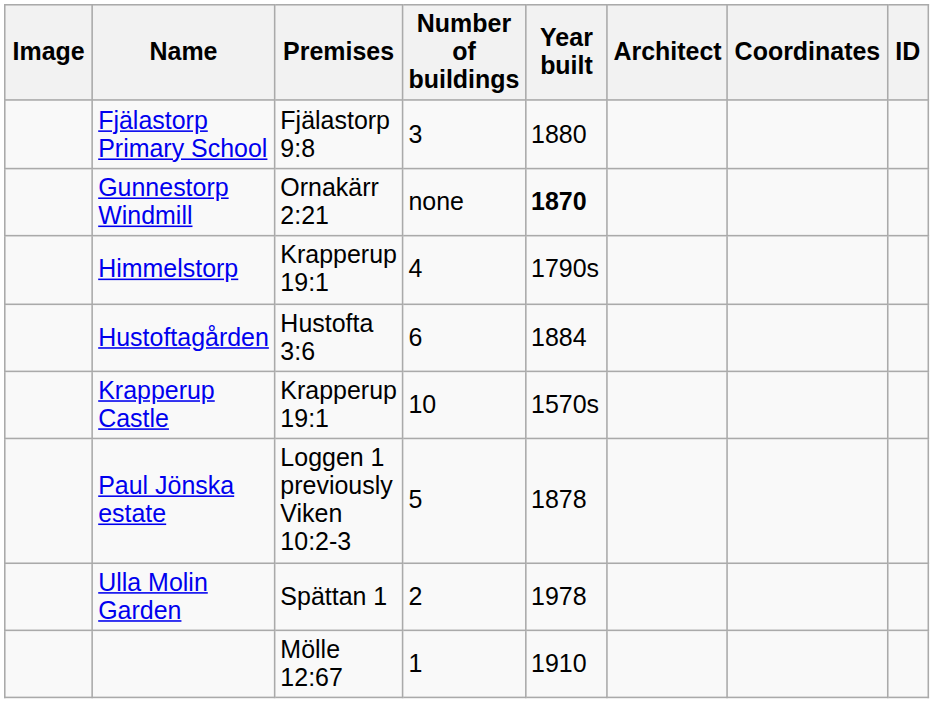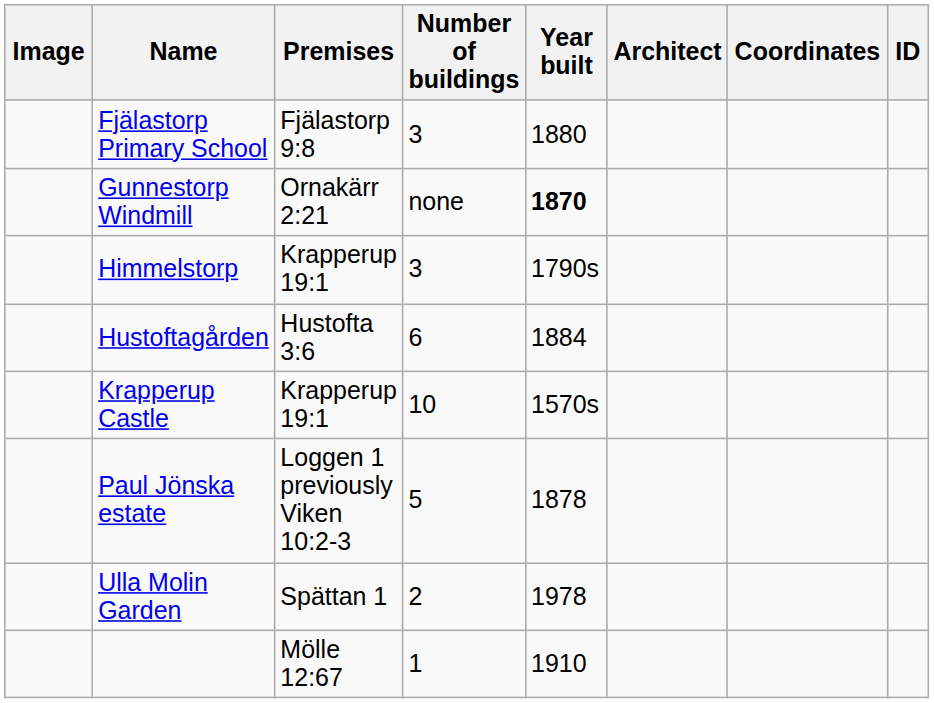(415, 269) 4 -> (415, 269) 3
